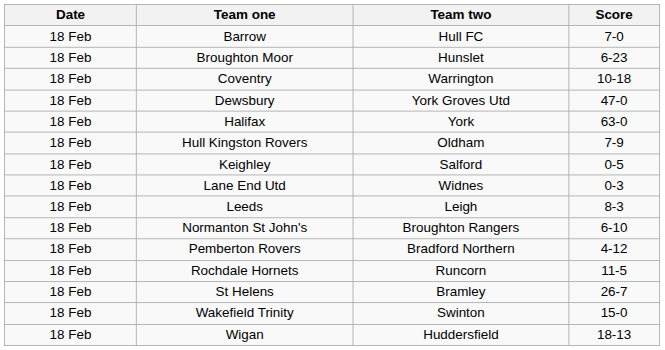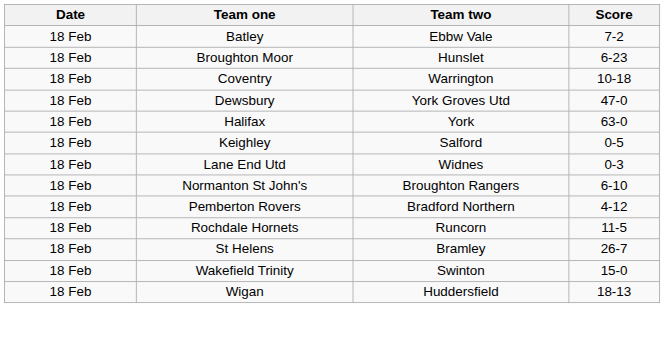- row: (245, 36)
+ row: (245, 36)
- row: (245, 143)
- row: (245, 206)
